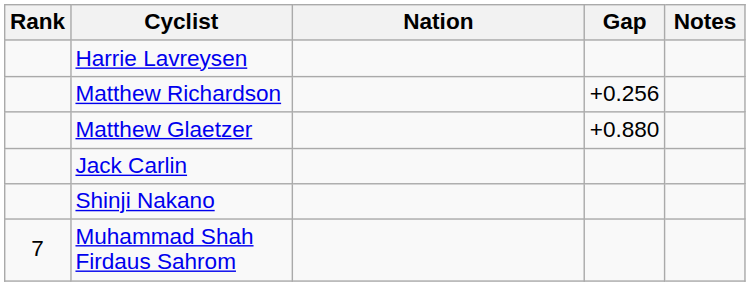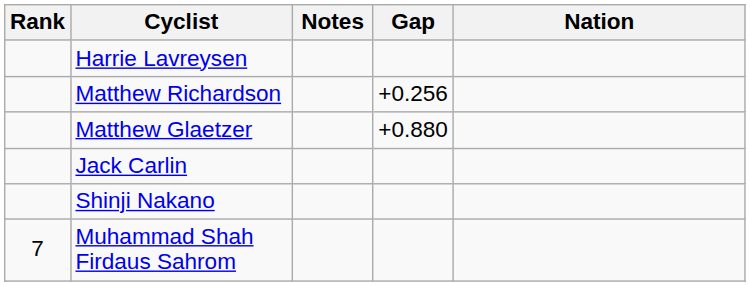columns swapped: (438, 22) <-> (705, 22)
